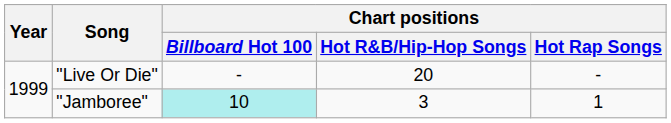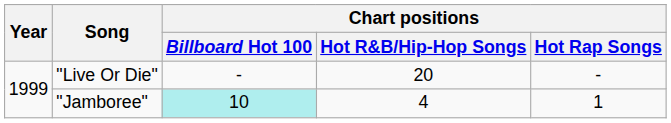(423, 103) 3 -> (423, 103) 4
